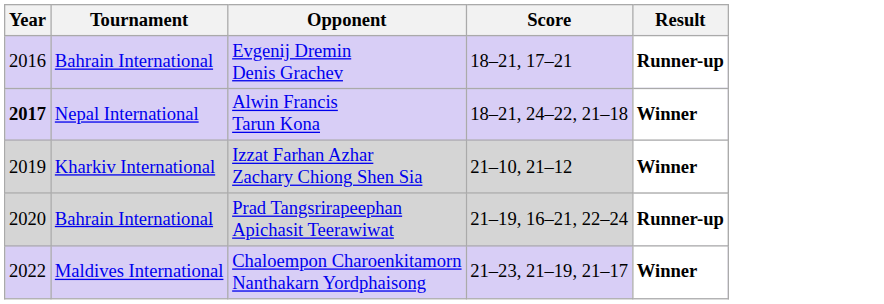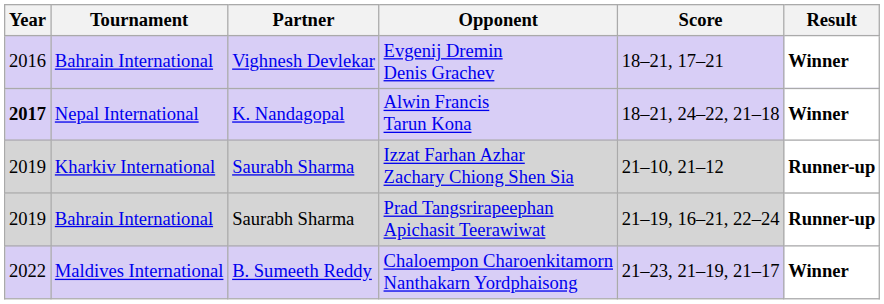+ column: (303, 20)
(680, 61) Runner-up -> (818, 61) Winner
(667, 166) Winner -> (832, 166) Runner-up
(28, 219) 2020 -> (28, 219) 2019
